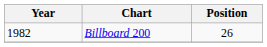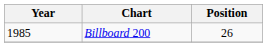(19, 32) 1982 -> (19, 32) 1985
